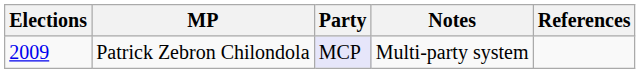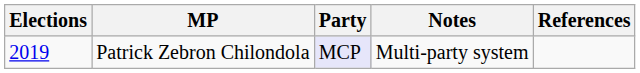(29, 52) 2009 -> (29, 52) 2019
